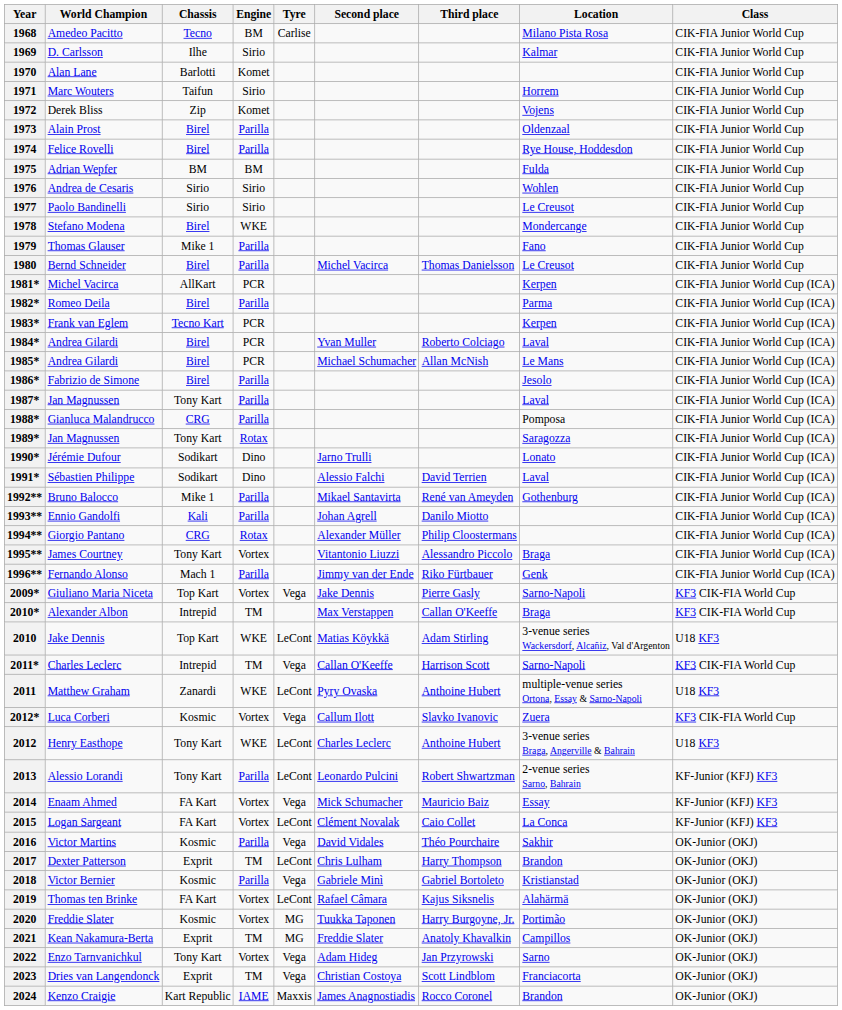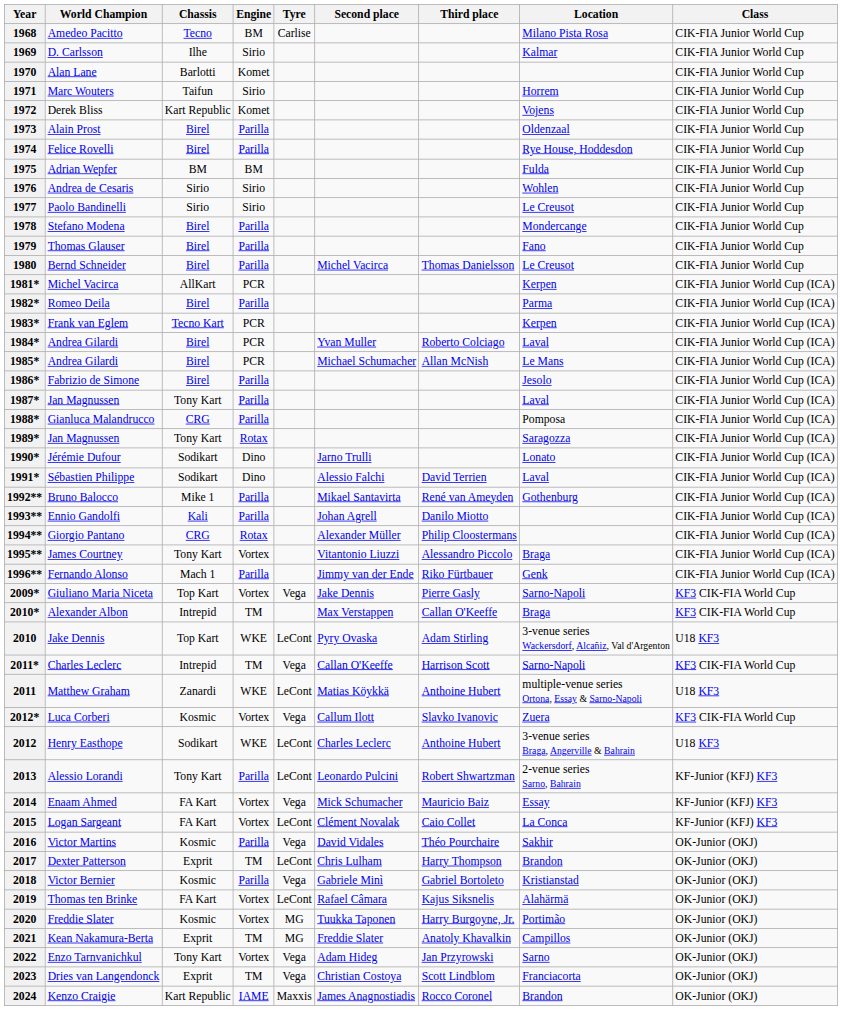(198, 110) Zip -> (198, 110) Kart Republic
(254, 226) WKE -> (254, 226) Parilla
(198, 245) Mike 1 -> (198, 245) Birel
(353, 638) Matias Köykkä -> (347, 638) Pyry Ovaska
(347, 691) Pyry Ovaska -> (353, 691) Matias Köykkä
(198, 743) Tony Kart -> (198, 743) Sodikart
